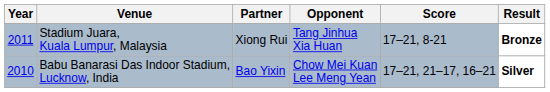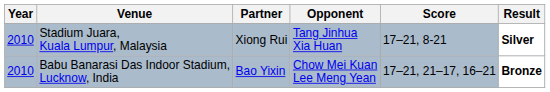(21, 40) 2011 -> (21, 40) 2010
(522, 40) Bronze -> (518, 40) Silver
(518, 72) Silver -> (522, 72) Bronze
